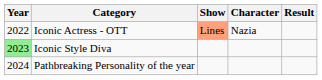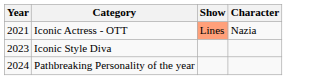- column: (299, 13)
(18, 30) 2022 -> (18, 30) 2021
(18, 48) lightgreen background -> (18, 48) no background
